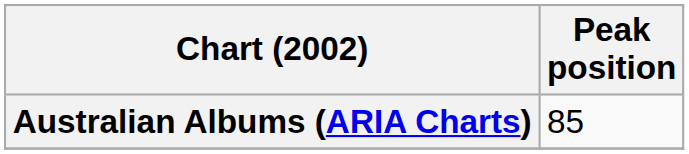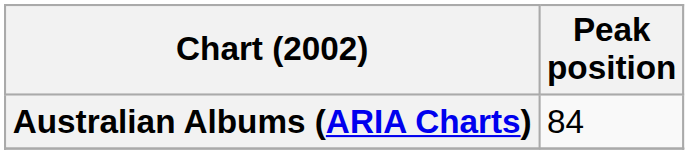(566, 121) 85 -> (566, 121) 84
